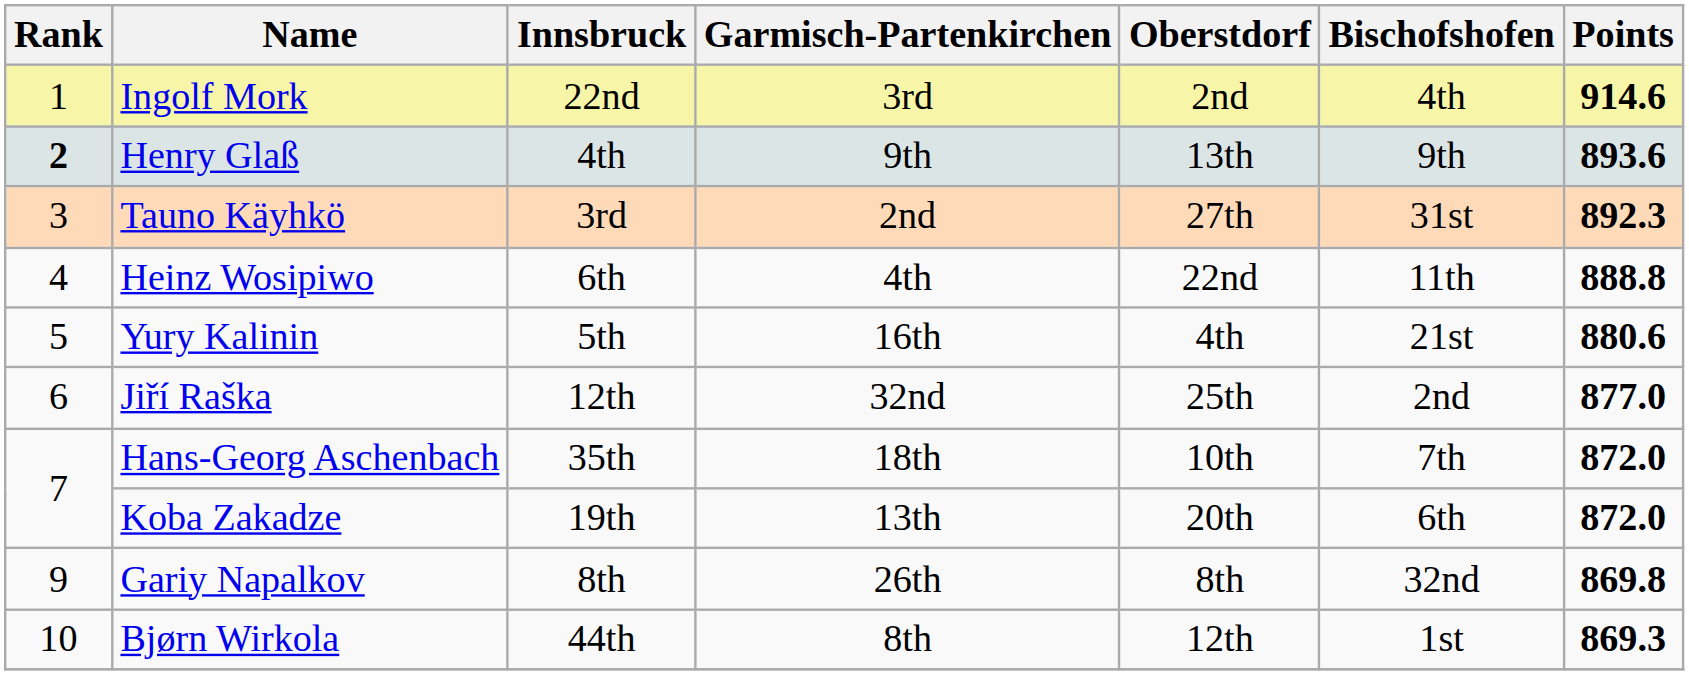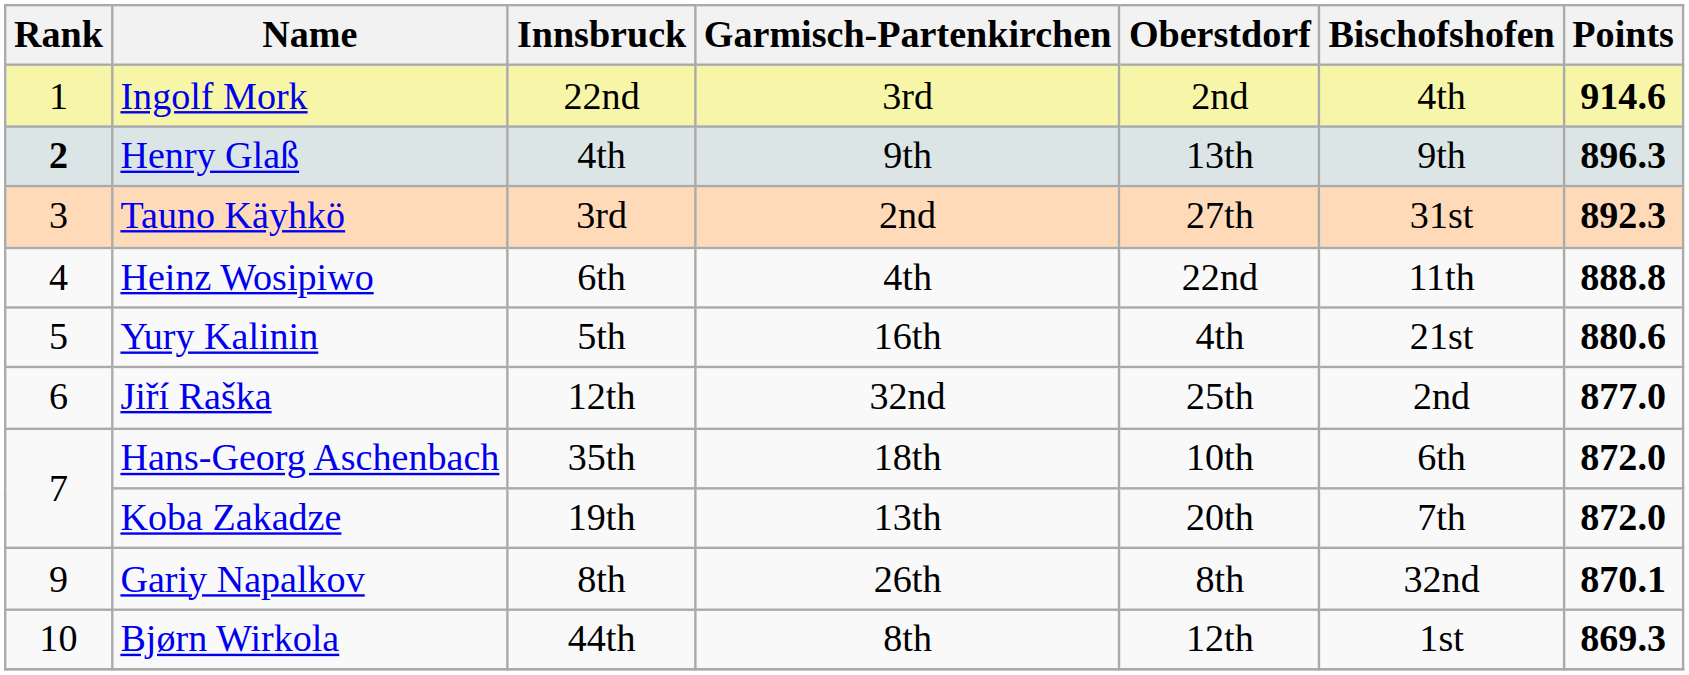(1623, 155) 893.6 -> (1623, 155) 896.3
(1442, 457) 7th -> (1442, 457) 6th
(1442, 517) 6th -> (1442, 517) 7th
(1623, 578) 869.8 -> (1623, 578) 870.1
